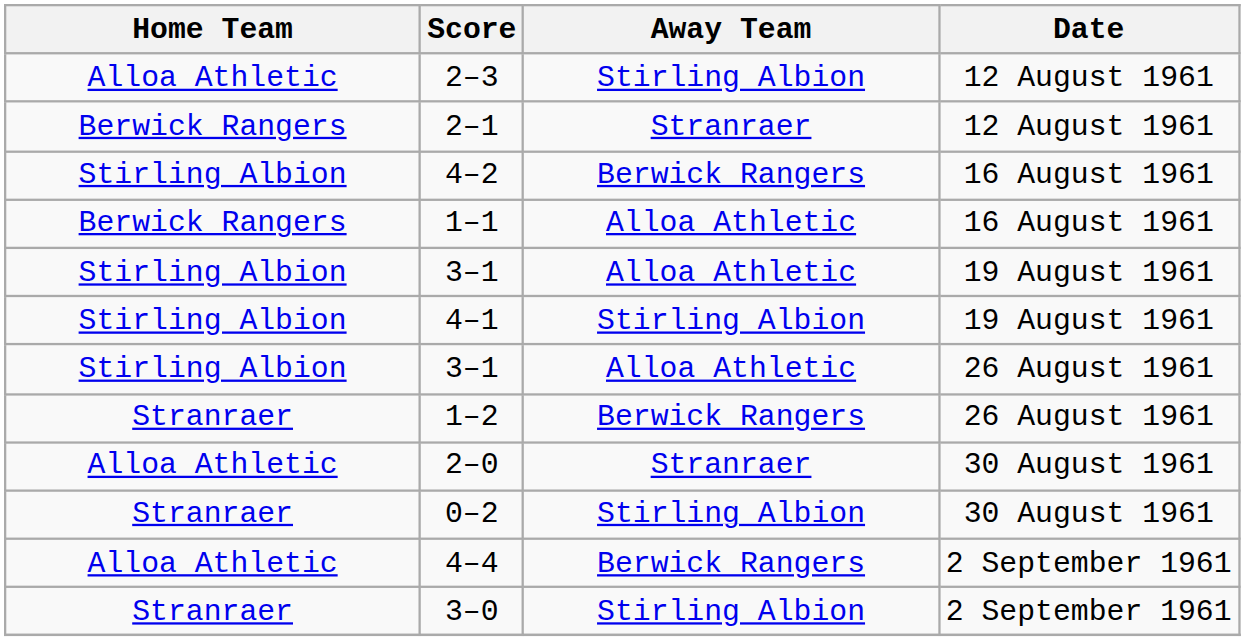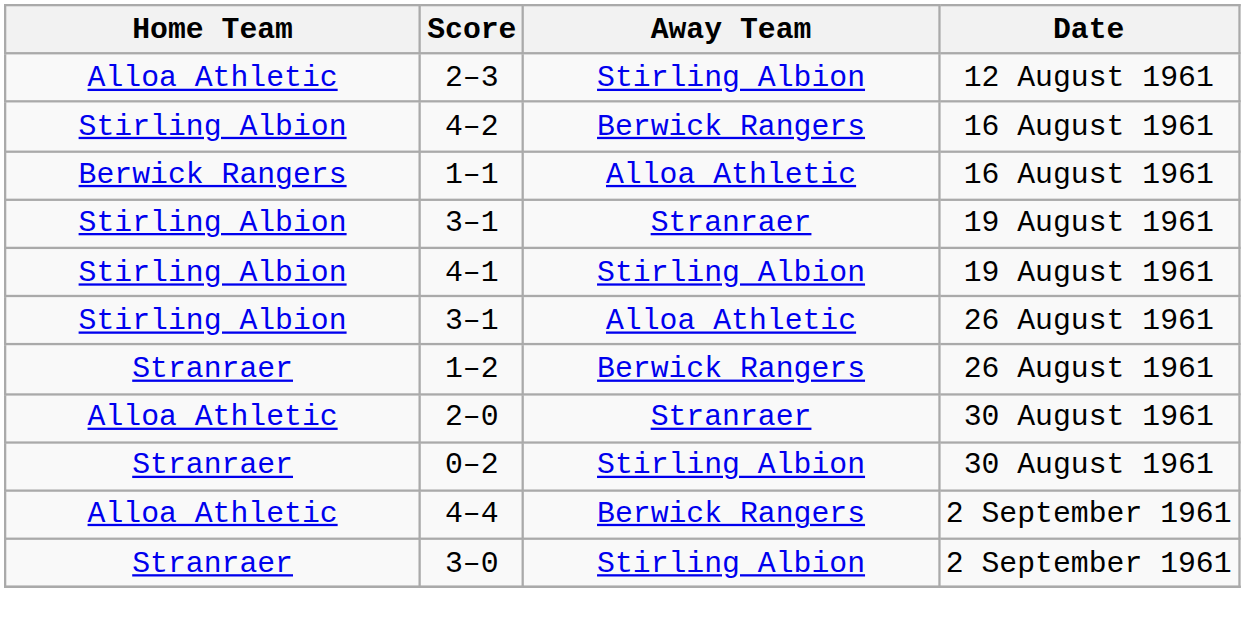- row: (472, 126)
(731, 272) Alloa Athletic -> (731, 223) Stranraer
